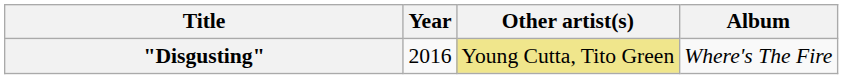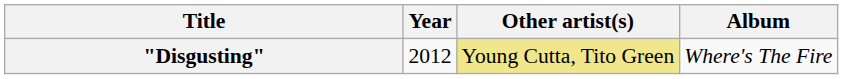(430, 55) 2016 -> (430, 55) 2012
